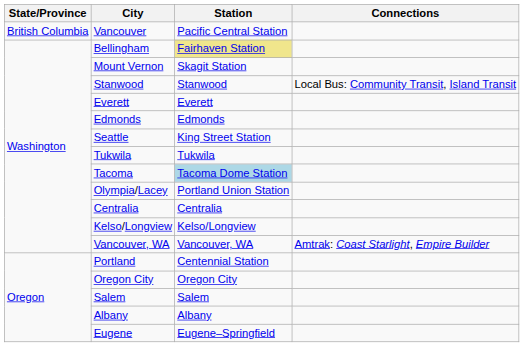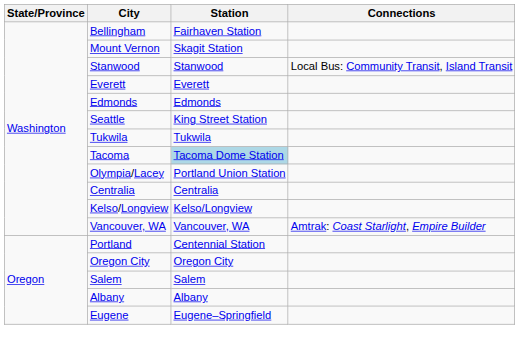- row: (120, 31)
(221, 48) khaki background -> (217, 31) no background
